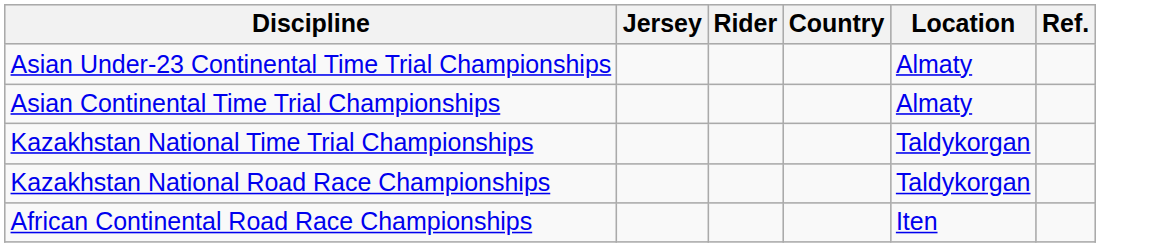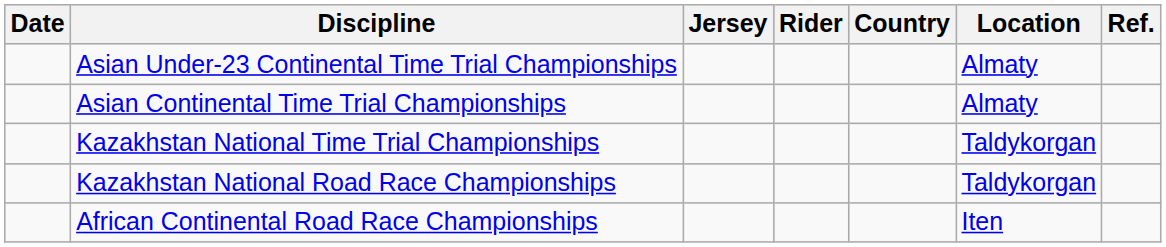+ column: (38, 24)
